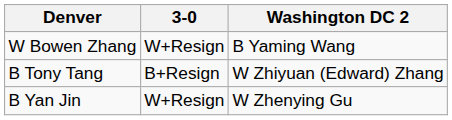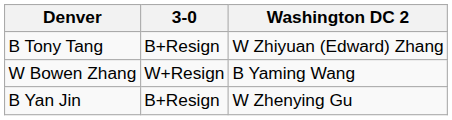rows swapped: (56, 73) <-> (72, 45)
(184, 100) W+Resign -> (182, 100) B+Resign
